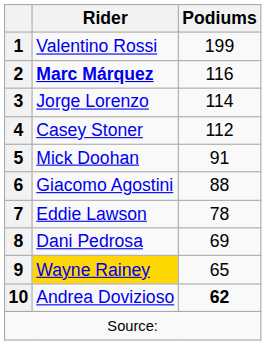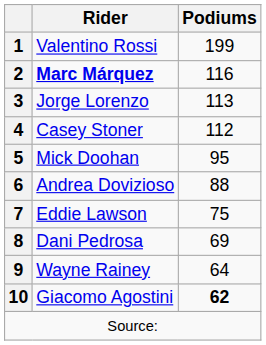(220, 102) 114 -> (220, 102) 113
(220, 158) 91 -> (220, 158) 95
(105, 185) Giacomo Agostini -> (105, 185) Andrea Dovizioso
(220, 213) 78 -> (220, 213) 75
(93, 269) gold background -> (93, 269) no background
(220, 269) 65 -> (220, 269) 64
(105, 297) Andrea Dovizioso -> (105, 297) Giacomo Agostini
